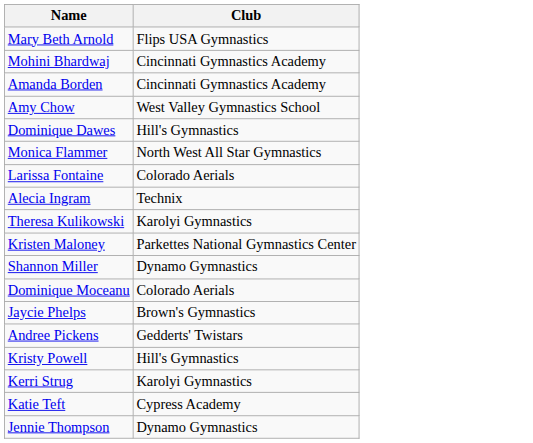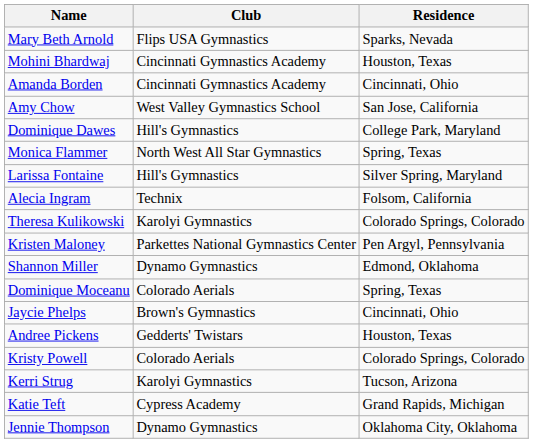+ column: (444, 15)
(185, 175) Colorado Aerials -> (187, 175) Hill's Gymnastics
(187, 358) Hill's Gymnastics -> (185, 358) Colorado Aerials
